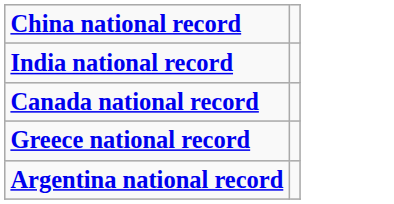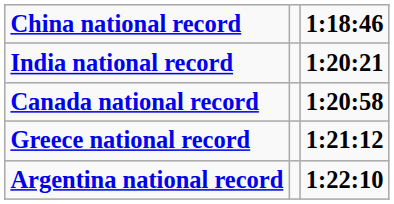+ column: (345, 23)
